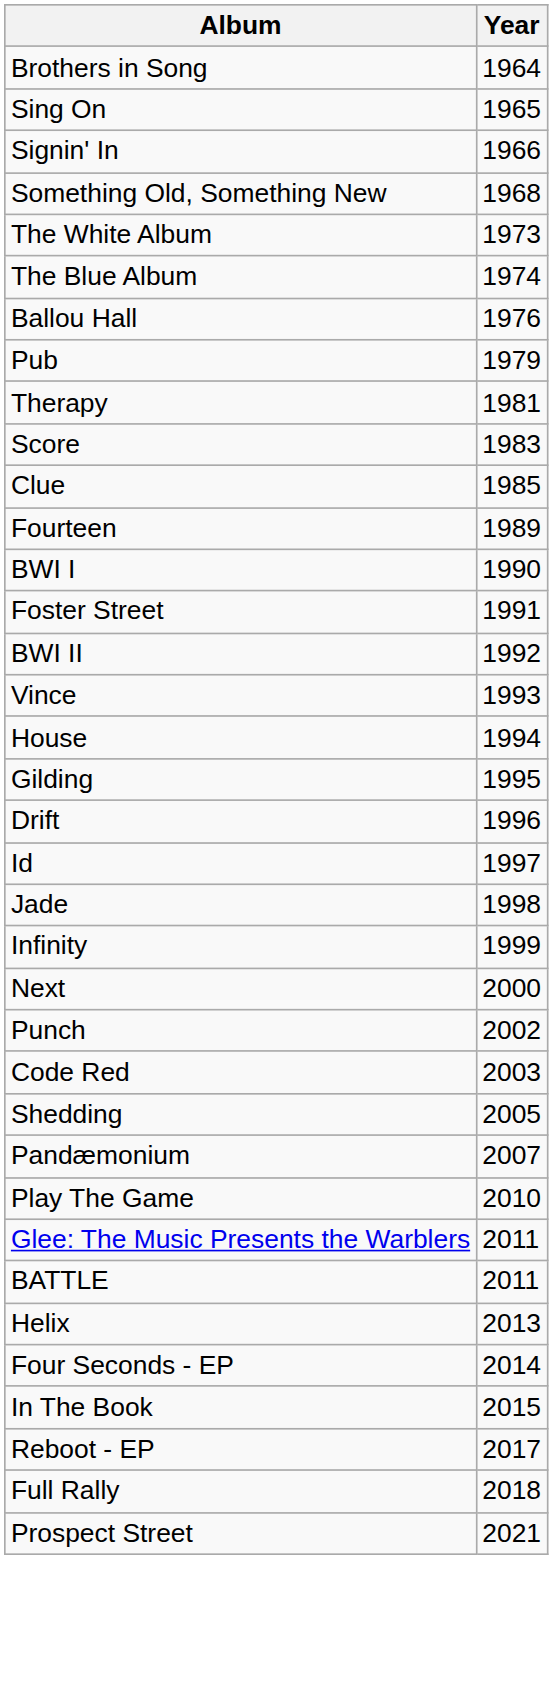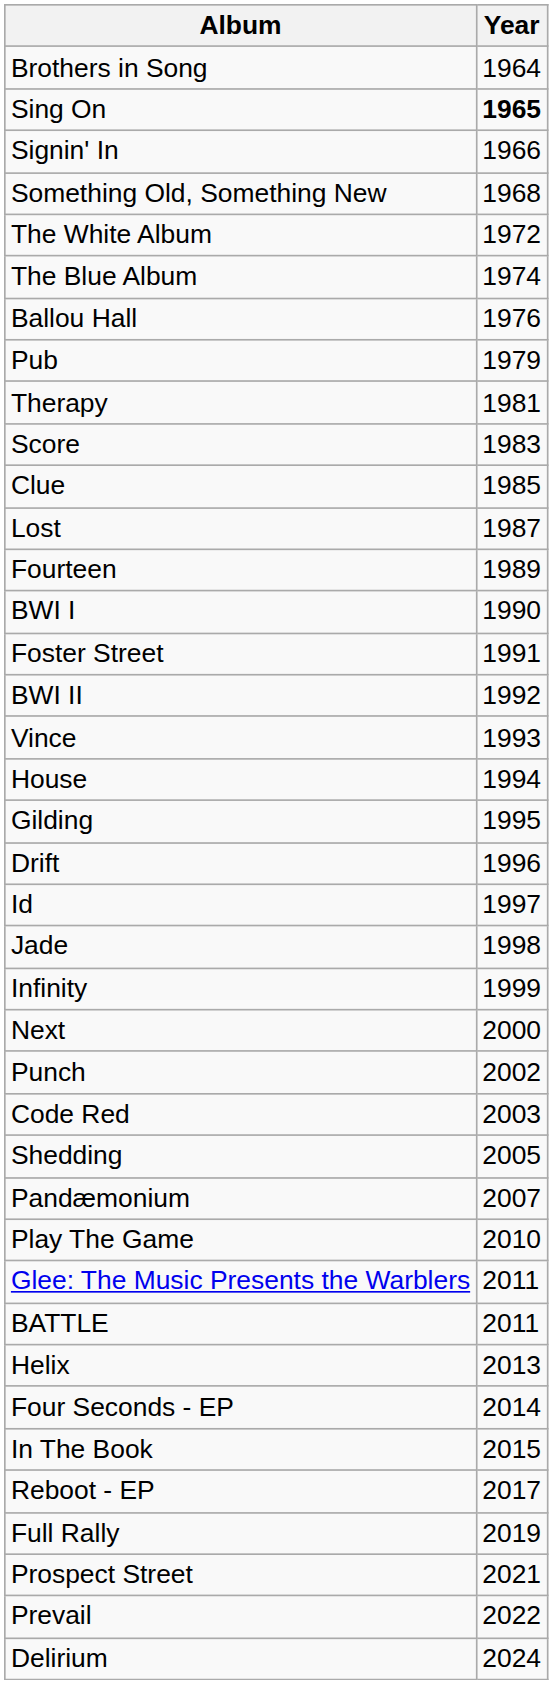(512, 109) normal -> (512, 109) bold
(512, 234) 1973 -> (512, 234) 1972
+ row: (36, 527)
(512, 1490) 2018 -> (512, 1532) 2019
+ row: (51, 1616)
+ row: (59, 1658)
